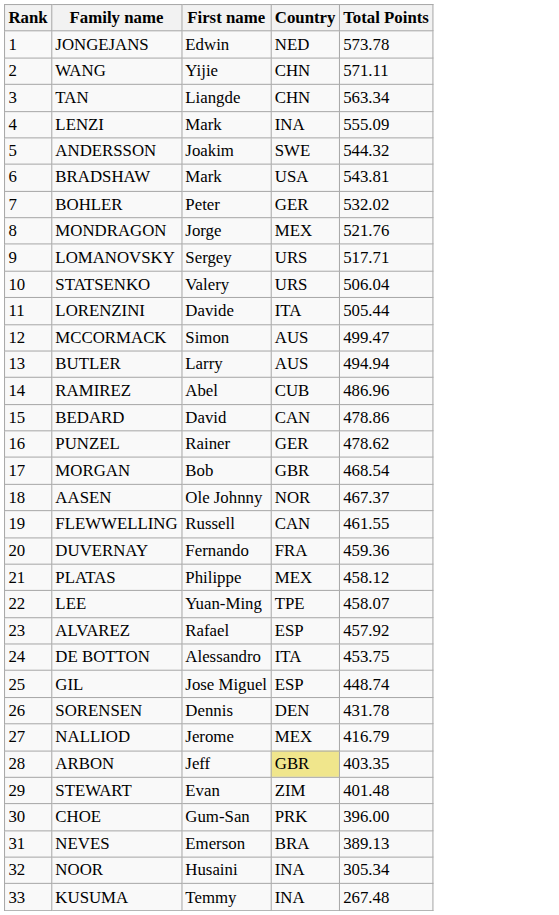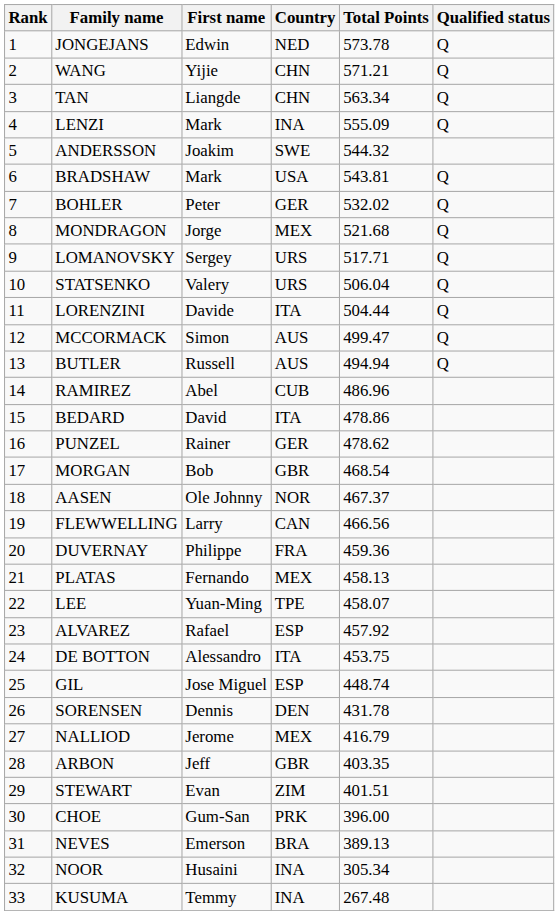+ column: (493, 17)
(366, 71) 571.11 -> (366, 71) 571.21
(366, 230) 521.76 -> (366, 230) 521.68
(366, 310) 505.44 -> (366, 310) 504.44
(204, 364) Larry -> (210, 364) Russell
(292, 417) CAN -> (288, 417) ITA
(210, 524) Russell -> (204, 524) Larry
(366, 524) 461.55 -> (366, 524) 466.56
(217, 550) Fernando -> (213, 550) Philippe
(213, 577) Philippe -> (217, 577) Fernando
(366, 577) 458.12 -> (366, 577) 458.13
(292, 763) khaki background -> (292, 763) no background
(366, 790) 401.48 -> (366, 790) 401.51
